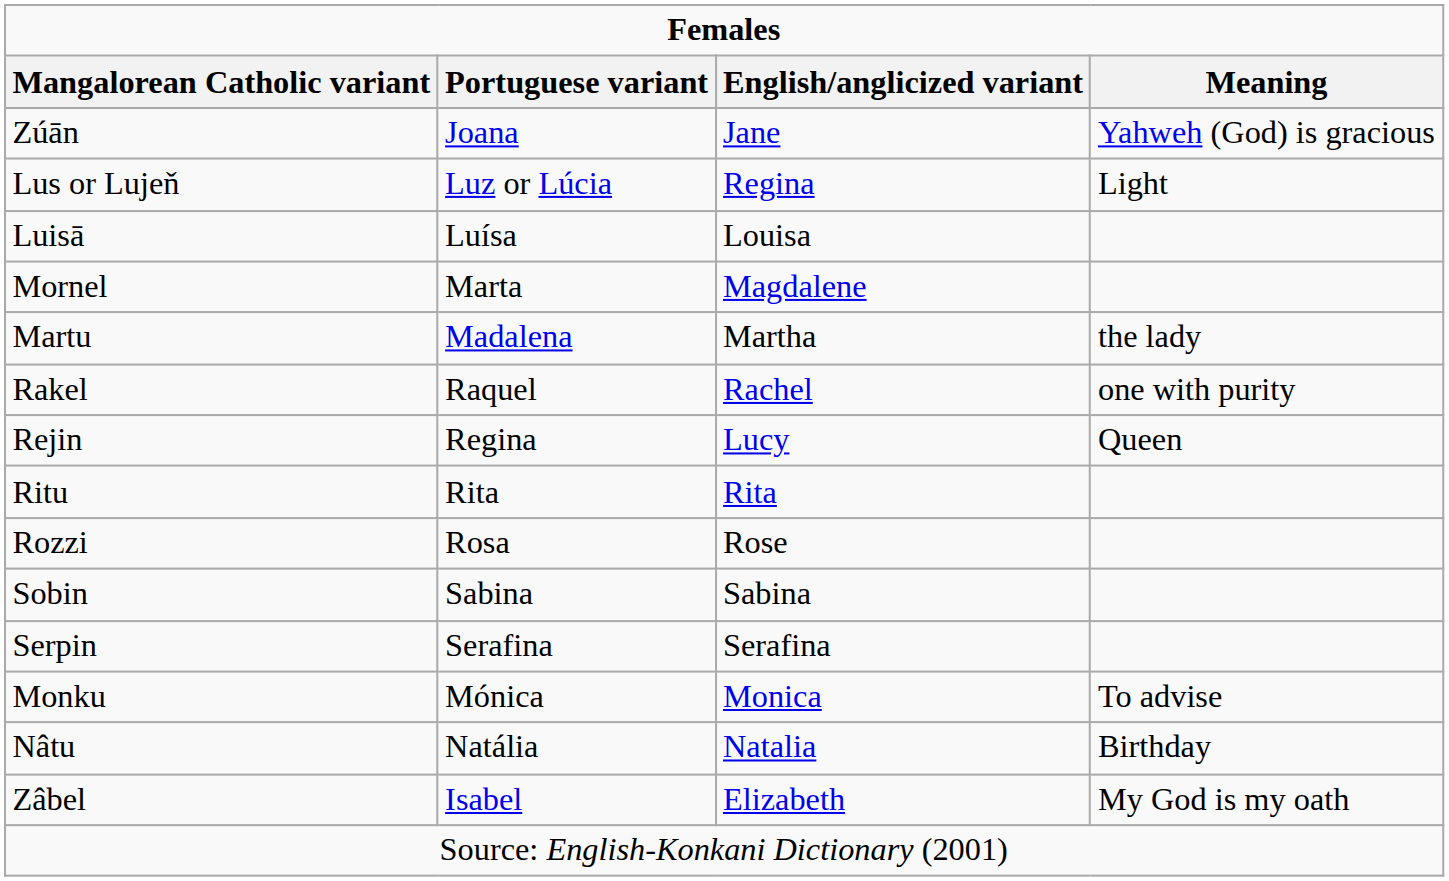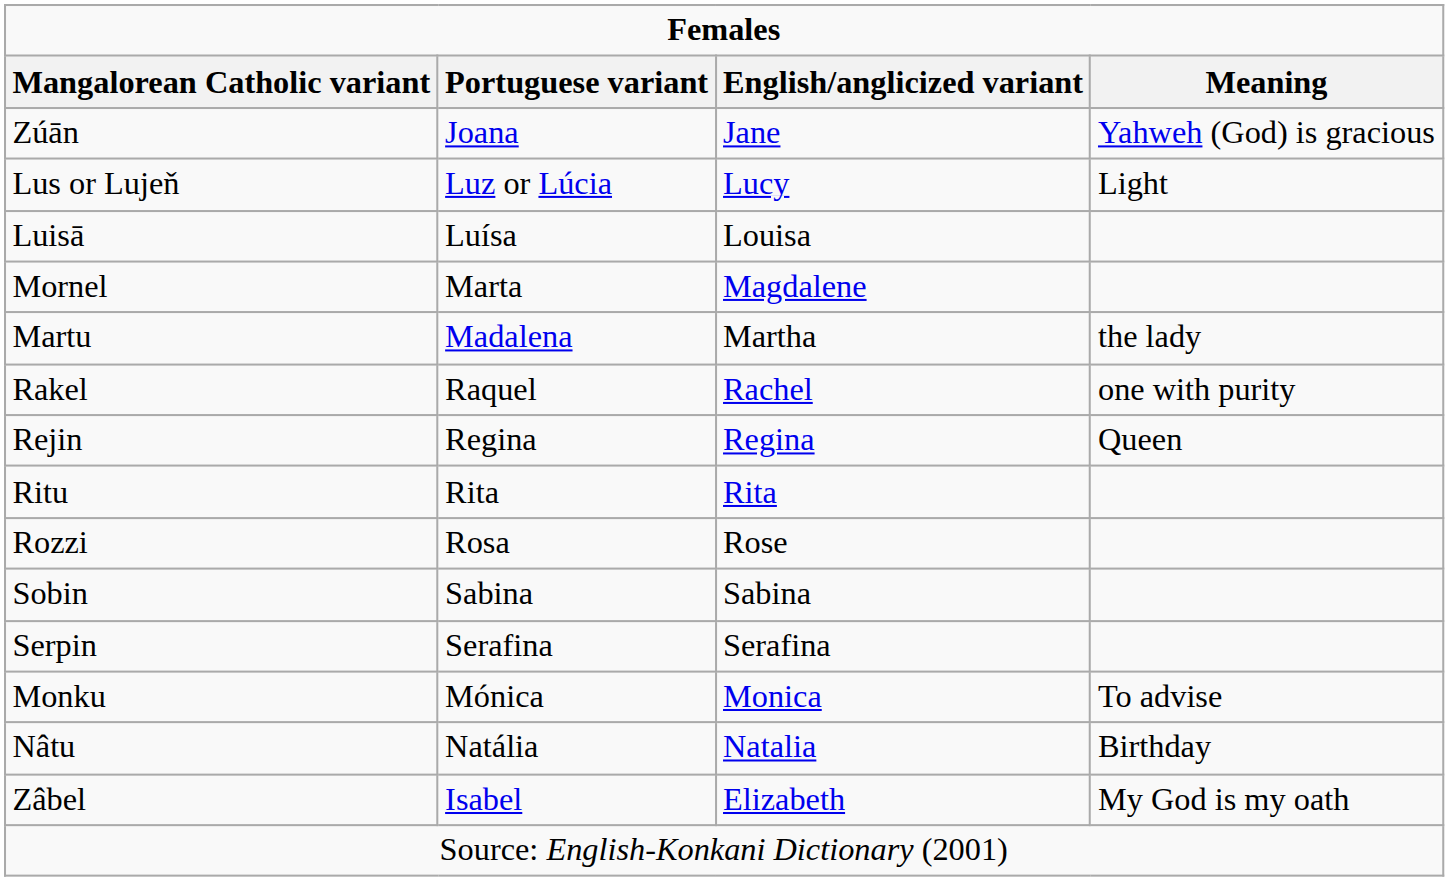(769, 183) Regina -> (756, 183) Lucy
(756, 440) Lucy -> (769, 440) Regina
